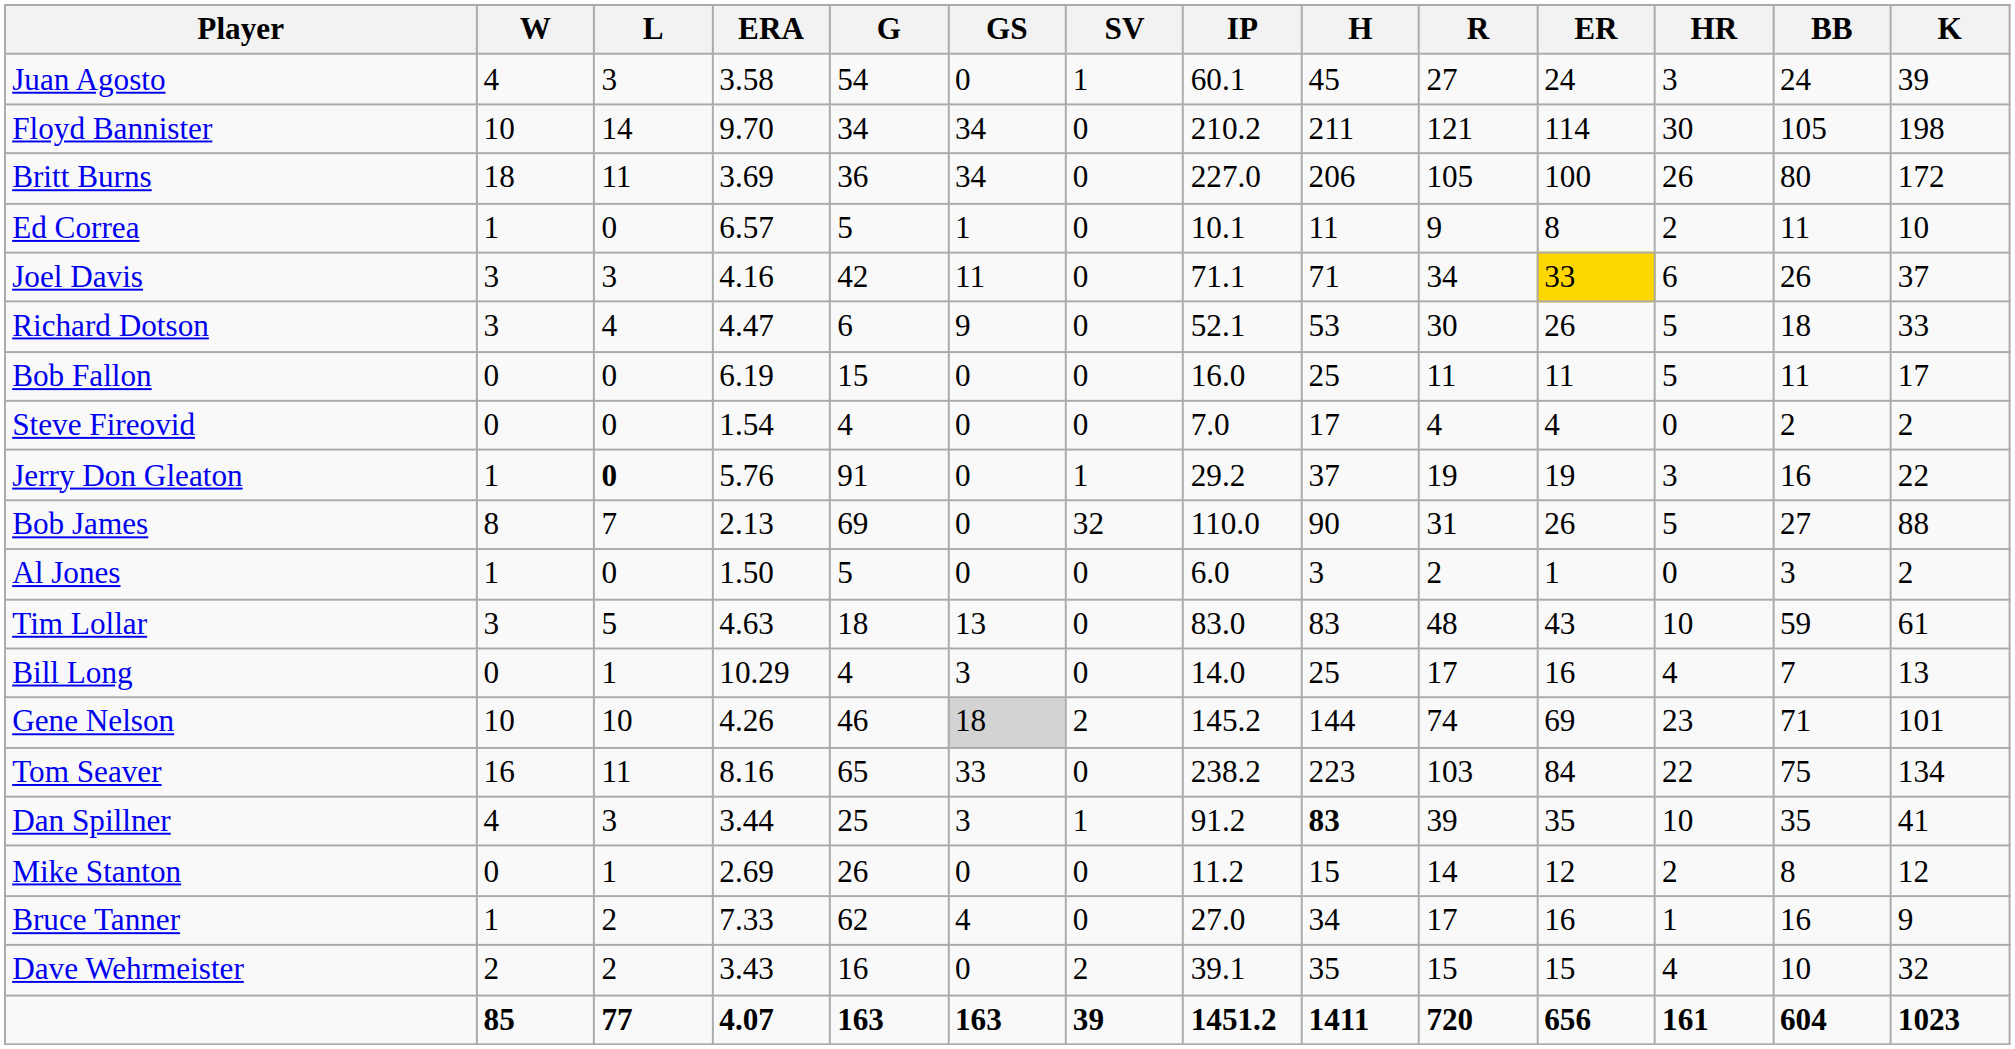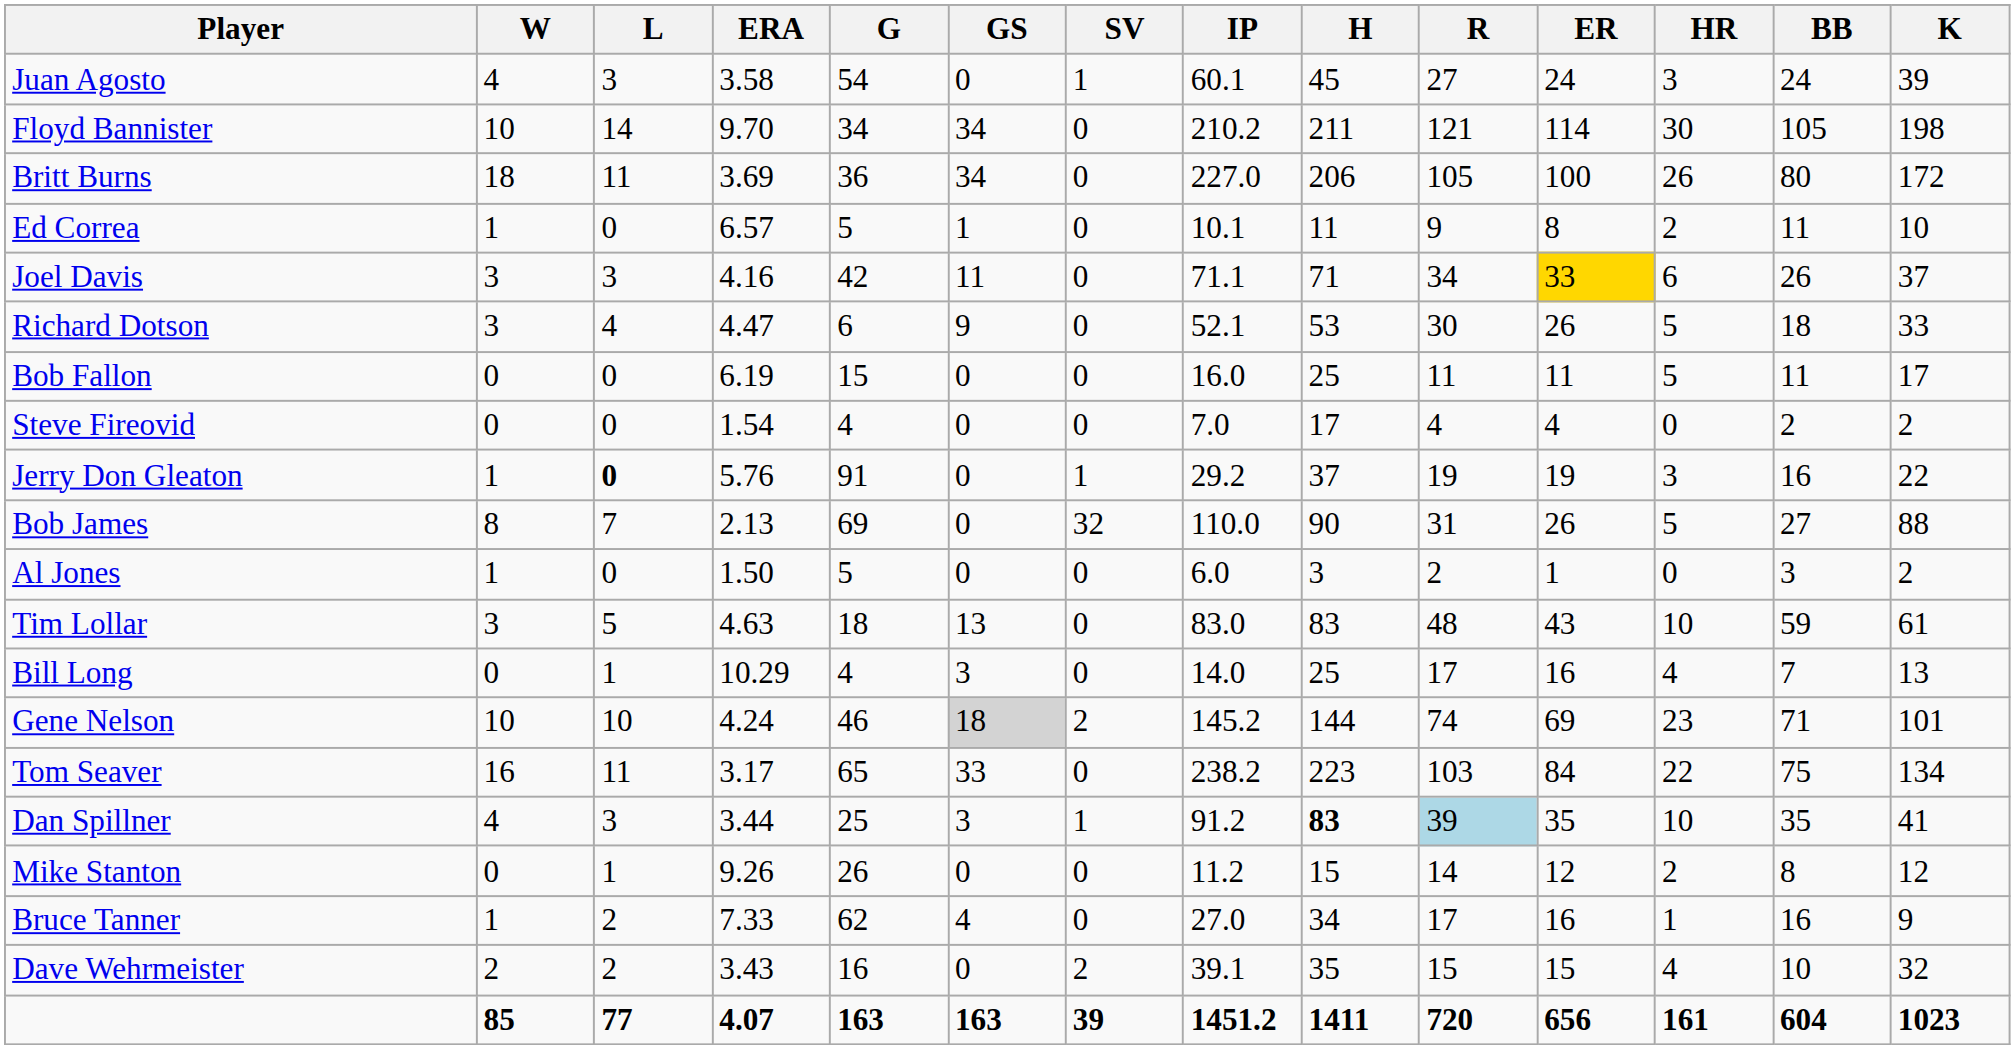(747, 721) 4.26 -> (747, 721) 4.24
(747, 771) 8.16 -> (747, 771) 3.17
(1442, 820) no background -> (1442, 820) lightblue background
(747, 870) 2.69 -> (747, 870) 9.26
